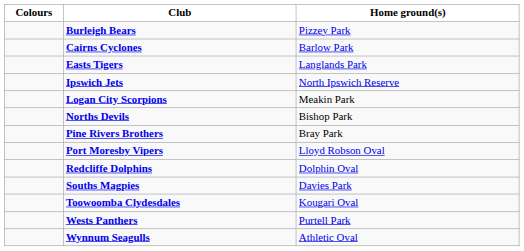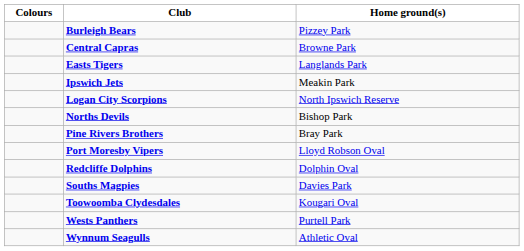- row: (104, 47)
+ row: (102, 47)
(349, 82) North Ipswich Reserve -> (327, 82) Meakin Park
(327, 99) Meakin Park -> (349, 99) North Ipswich Reserve
